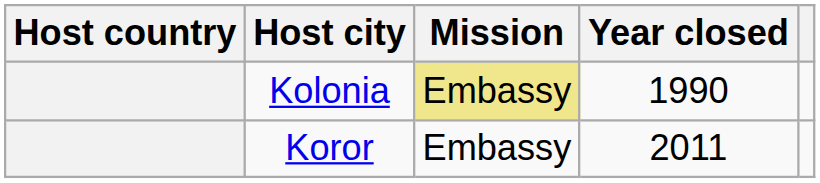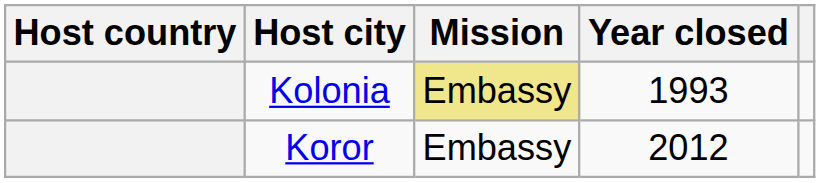(688, 90) 1990 -> (688, 90) 1993
(688, 147) 2011 -> (688, 147) 2012
